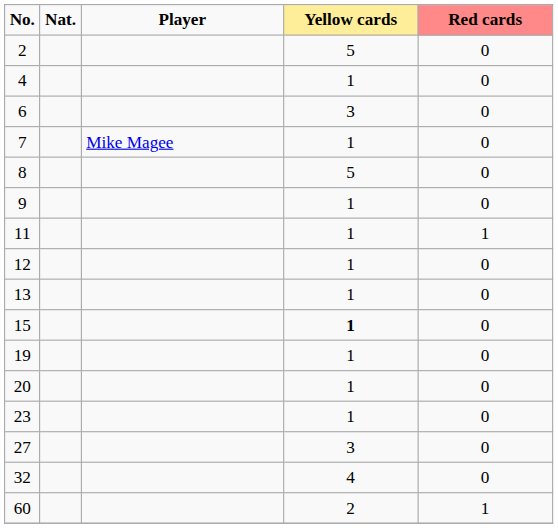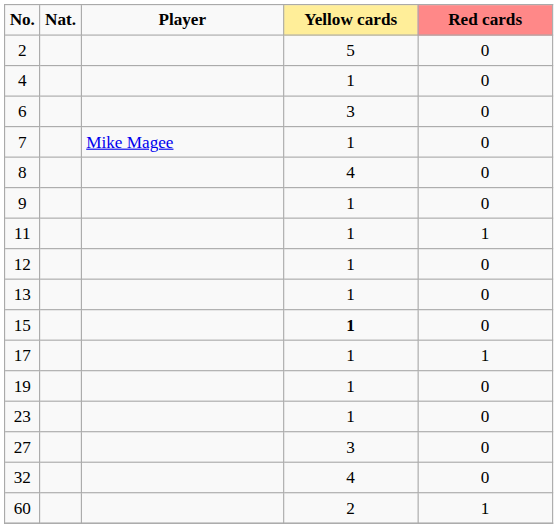(351, 172) 5 -> (351, 172) 4
+ row: (22, 355)
- row: (22, 386)
